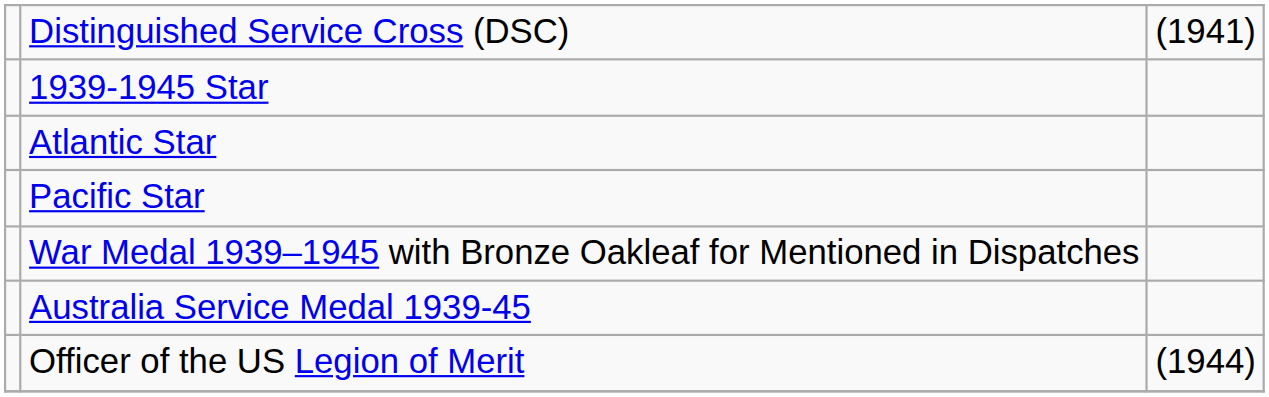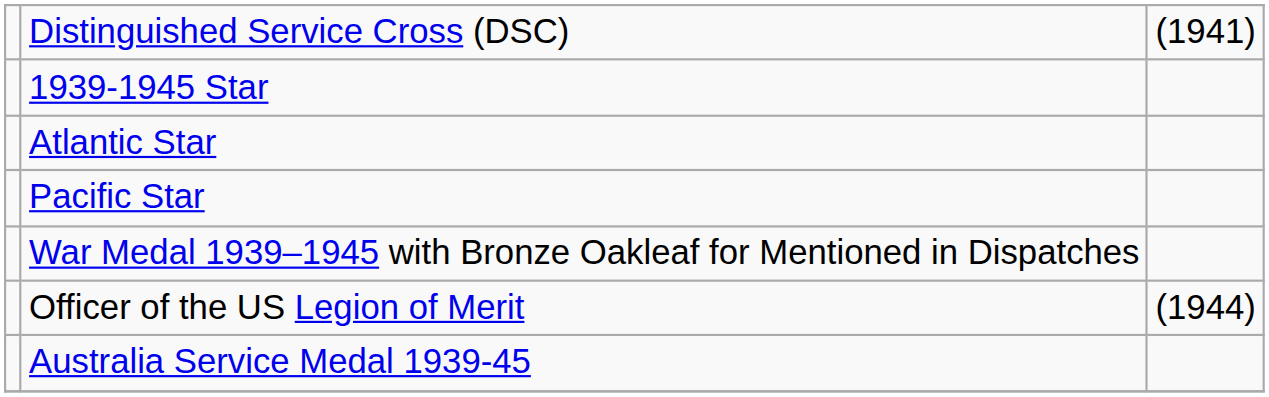rows swapped: (280, 307) <-> (277, 362)
